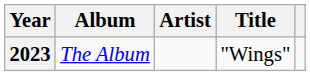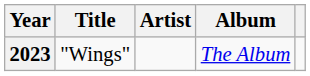columns swapped: (255, 20) <-> (105, 20)
